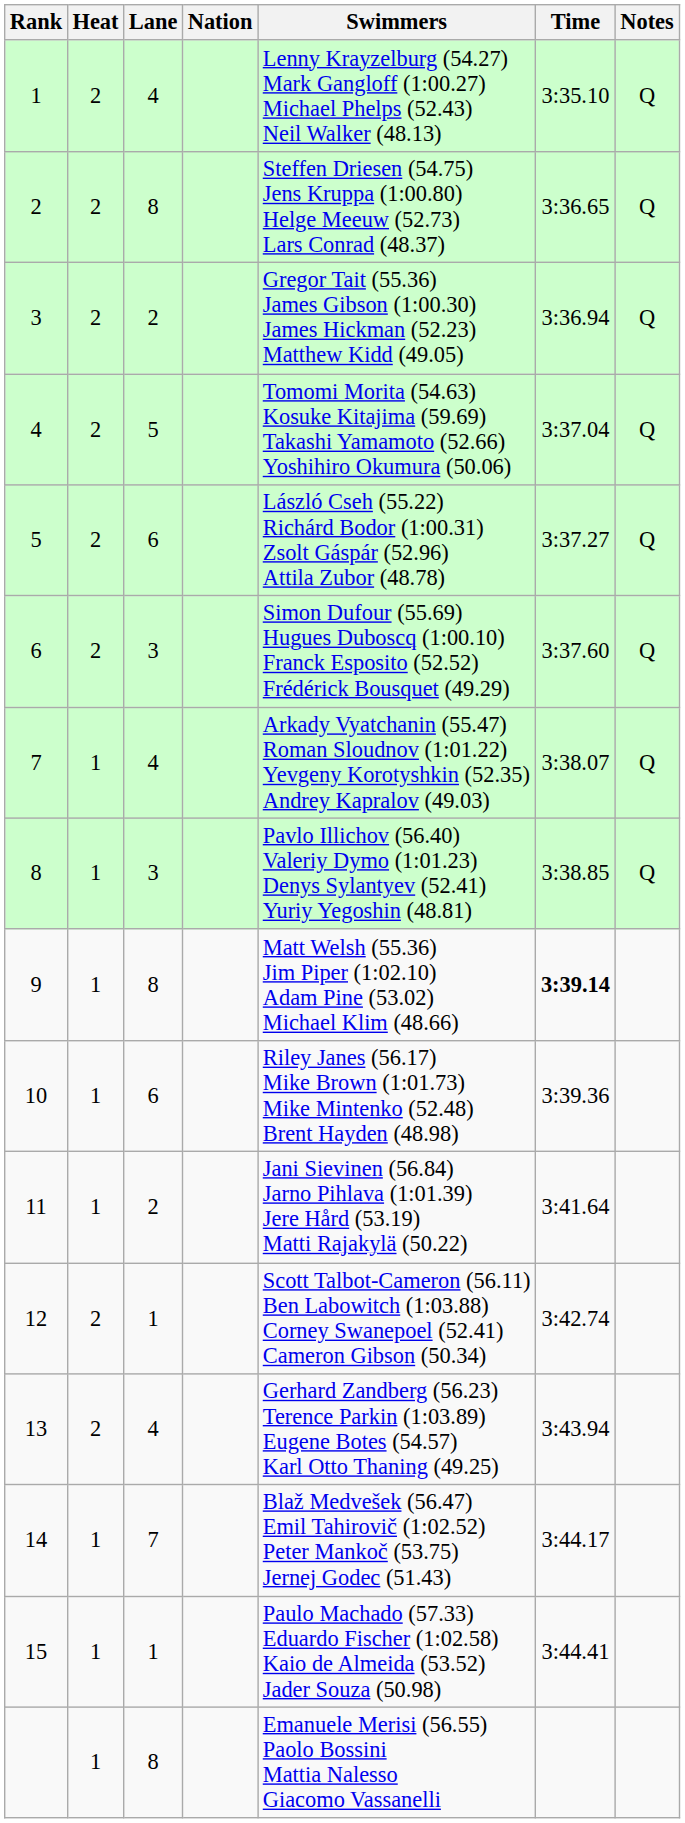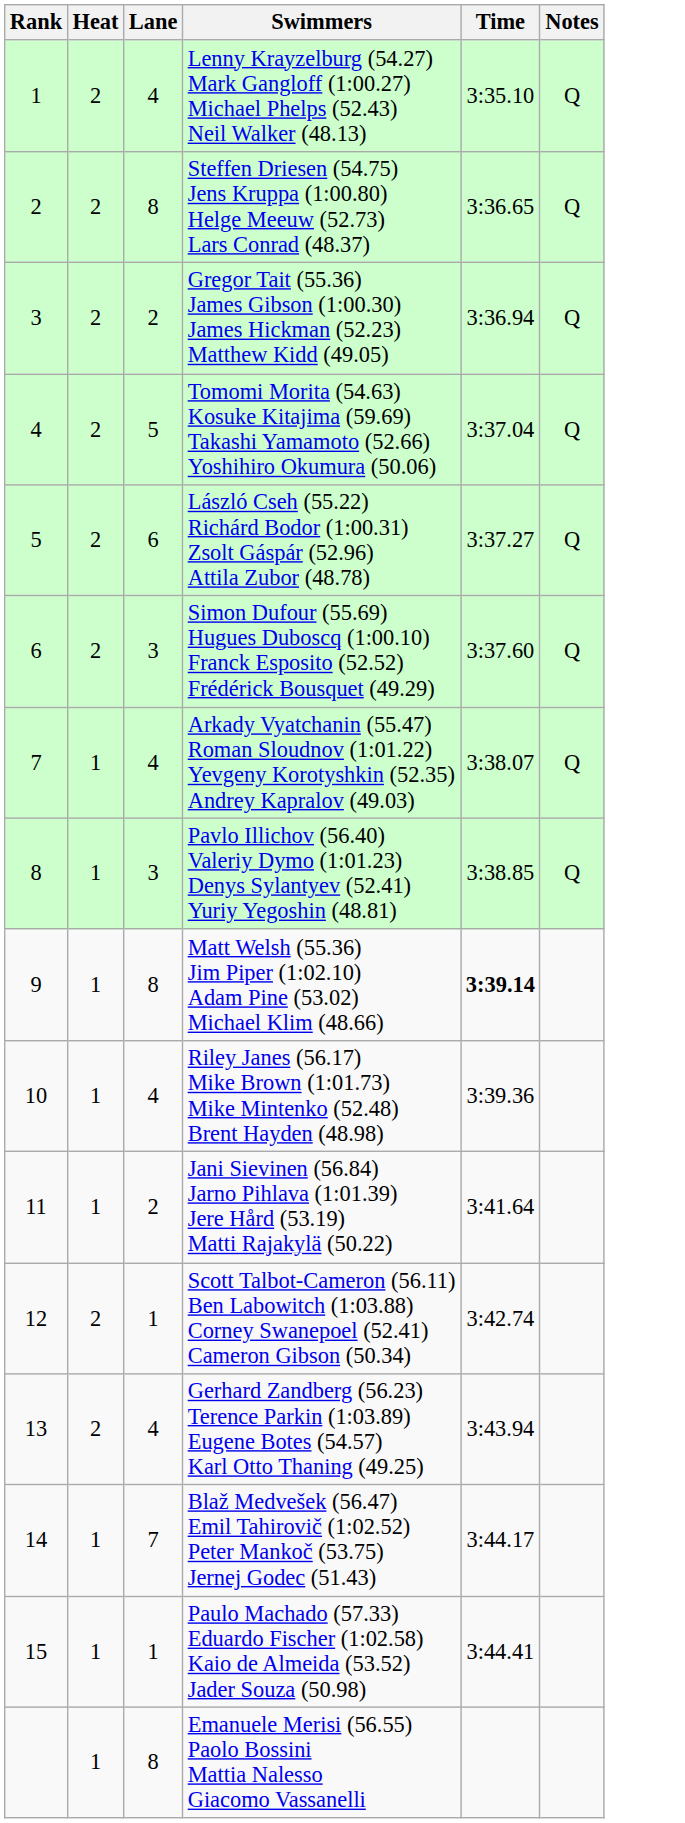- column: (220, 22)
(153, 1095) 6 -> (153, 1095) 4
